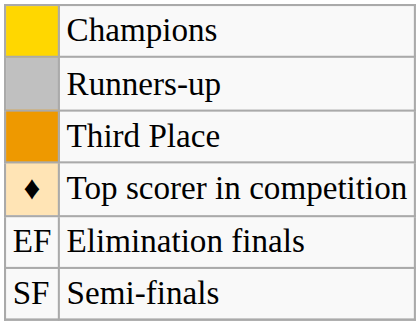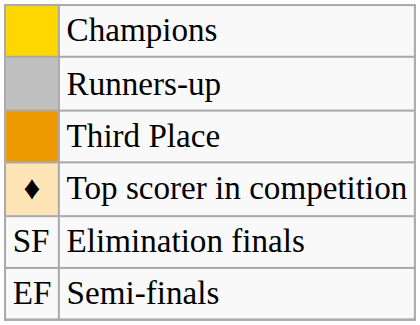(32, 240) EF -> (31, 240) SF
(31, 293) SF -> (32, 293) EF
